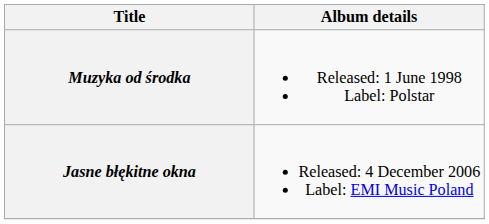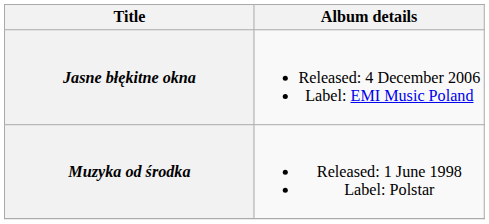rows swapped: (129, 77) <-> (129, 171)
